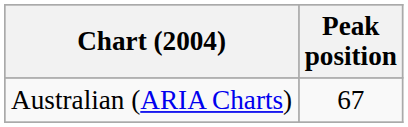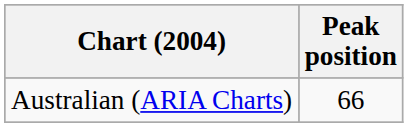(351, 99) 67 -> (351, 99) 66
